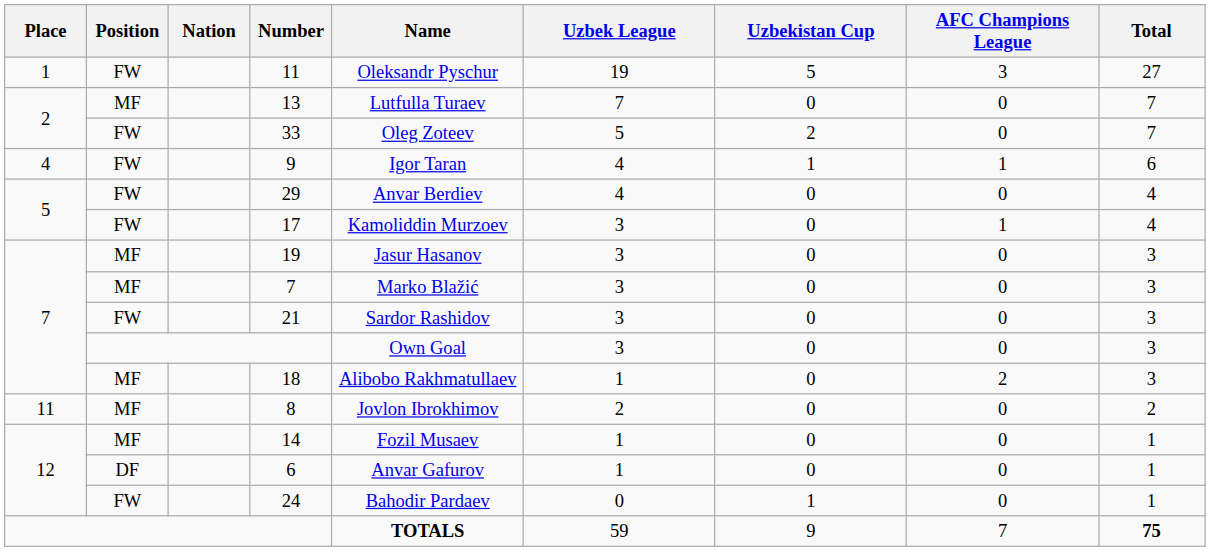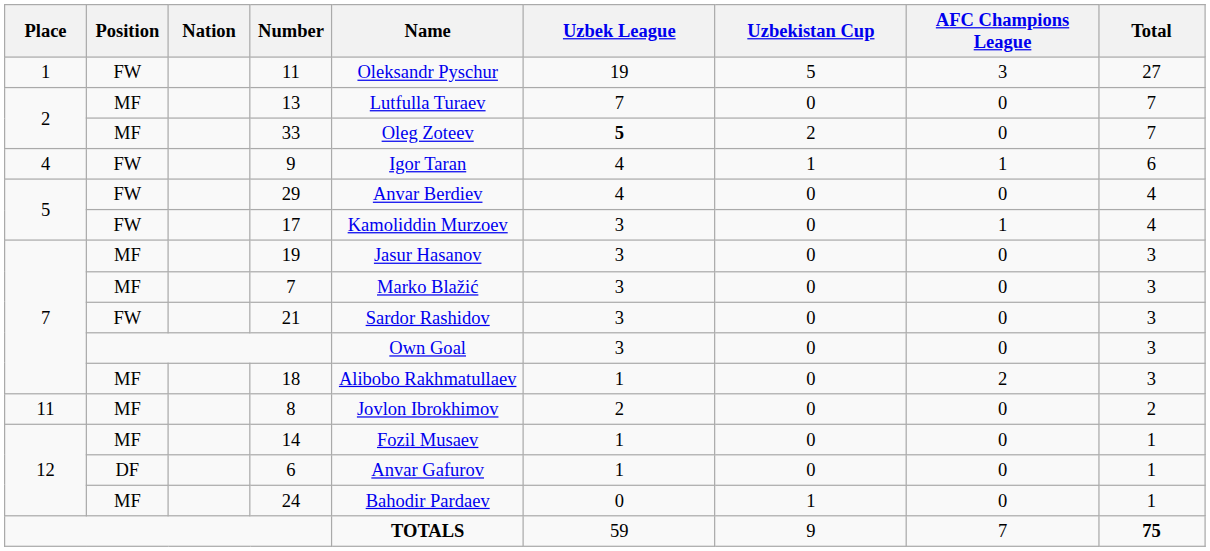(127, 133) FW -> (127, 133) MF
(619, 133) normal -> (619, 133) bold
(127, 500) FW -> (127, 500) MF
